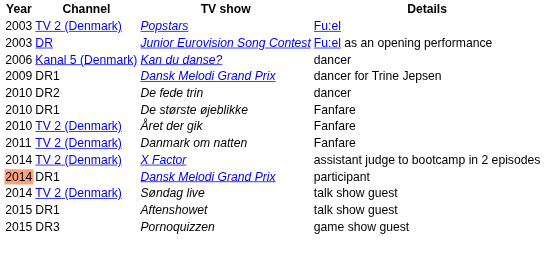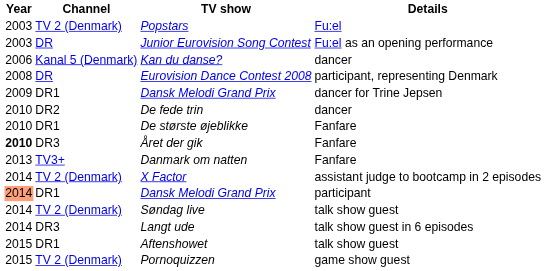+ row: (226, 76)
(19, 126) normal -> (19, 143) bold
(79, 126) TV 2 (Denmark) -> (48, 143) DR3
(18, 143) 2011 -> (19, 160) 2013
(79, 143) TV 2 (Denmark) -> (50, 160) TV3+
+ row: (168, 227)
(48, 227) DR3 -> (79, 260) TV 2 (Denmark)
